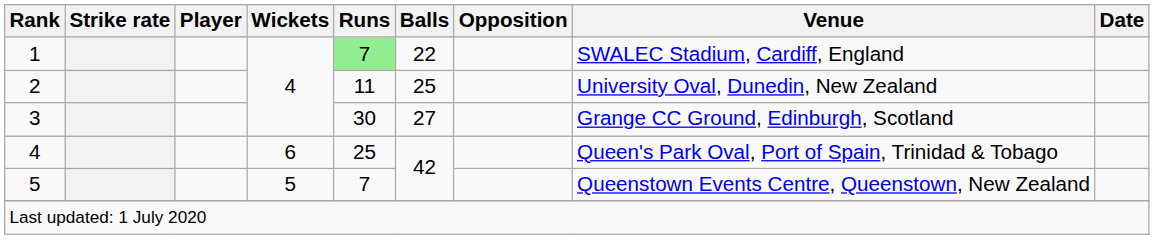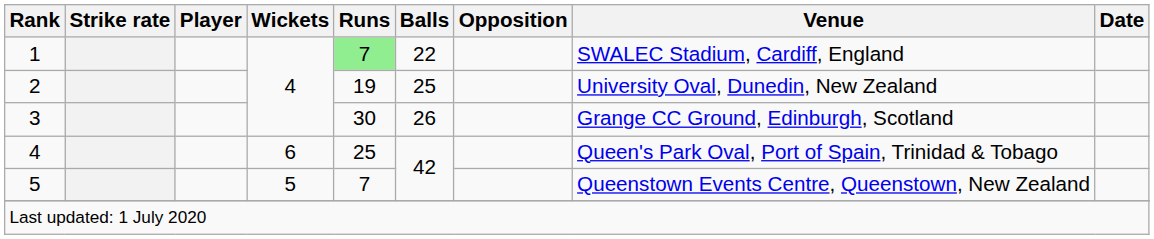(364, 86) 11 -> (364, 86) 19
(424, 119) 27 -> (424, 119) 26
